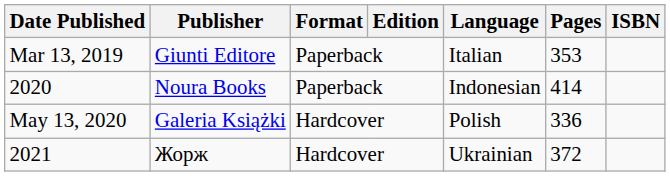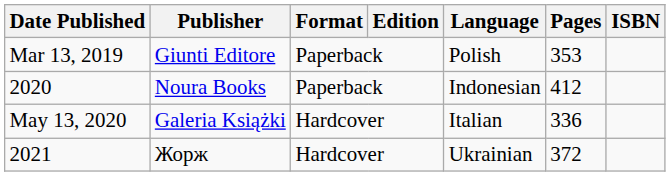(475, 54) Italian -> (475, 54) Polish
(566, 87) 414 -> (566, 87) 412
(475, 120) Polish -> (475, 120) Italian
